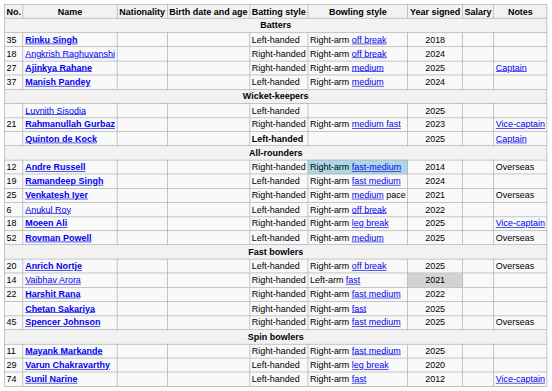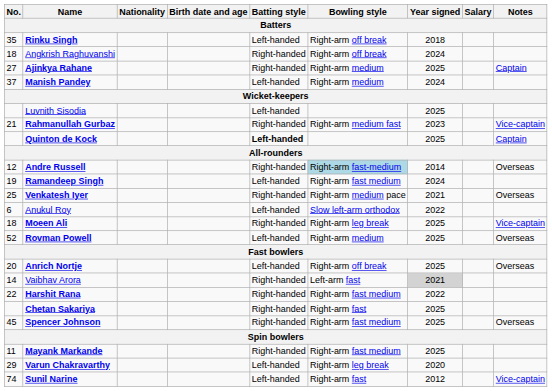(348, 209) Right-arm off break -> (355, 209) Slow left-arm orthodox
